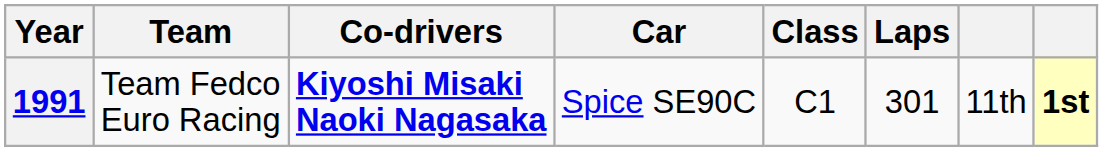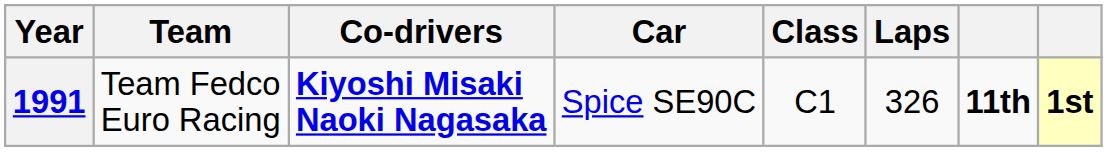(912, 101) 301 -> (912, 101) 326
(996, 101) normal -> (998, 101) bold
